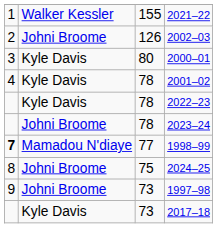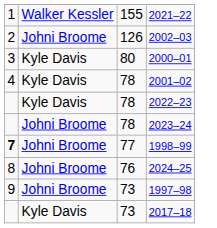(77, 146) Mamadou N'diaye -> (64, 146) Johni Broome
(146, 168) 75 -> (128, 168) 76
